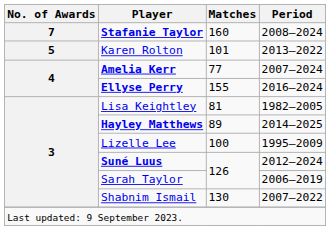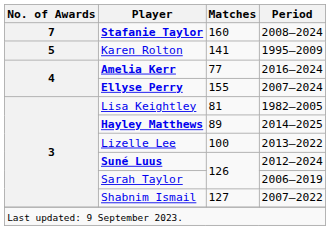(219, 51) 101 -> (219, 51) 141
(292, 51) 2013–2022 -> (292, 51) 1995–2009
(292, 69) 2007–2024 -> (292, 69) 2016–2024
(292, 87) 2016–2024 -> (292, 87) 2007–2024
(292, 143) 1995–2009 -> (292, 143) 2013–2022
(219, 198) 130 -> (219, 198) 127
